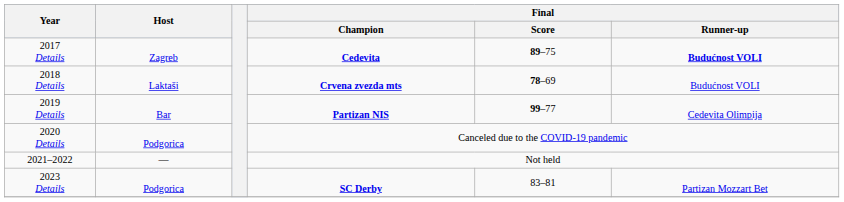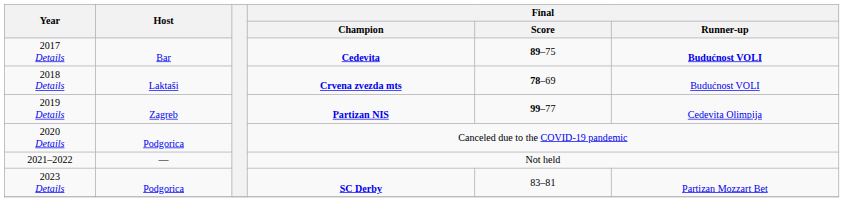(164, 58) Zagreb -> (164, 58) Bar
(164, 115) Bar -> (164, 115) Zagreb
